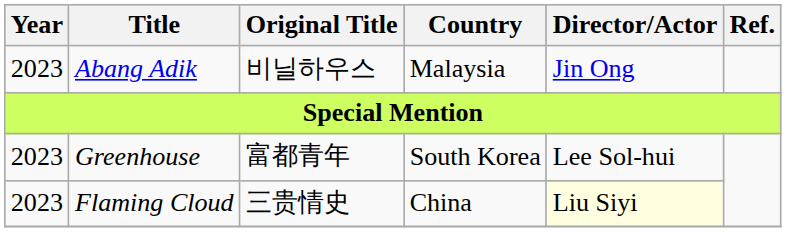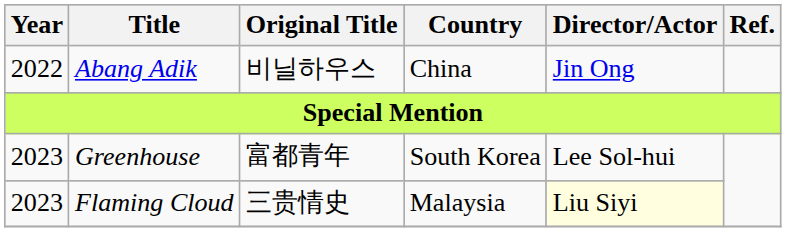(37, 68) 2023 -> (37, 68) 2022
(457, 68) Malaysia -> (441, 68) China
(441, 202) China -> (457, 202) Malaysia
